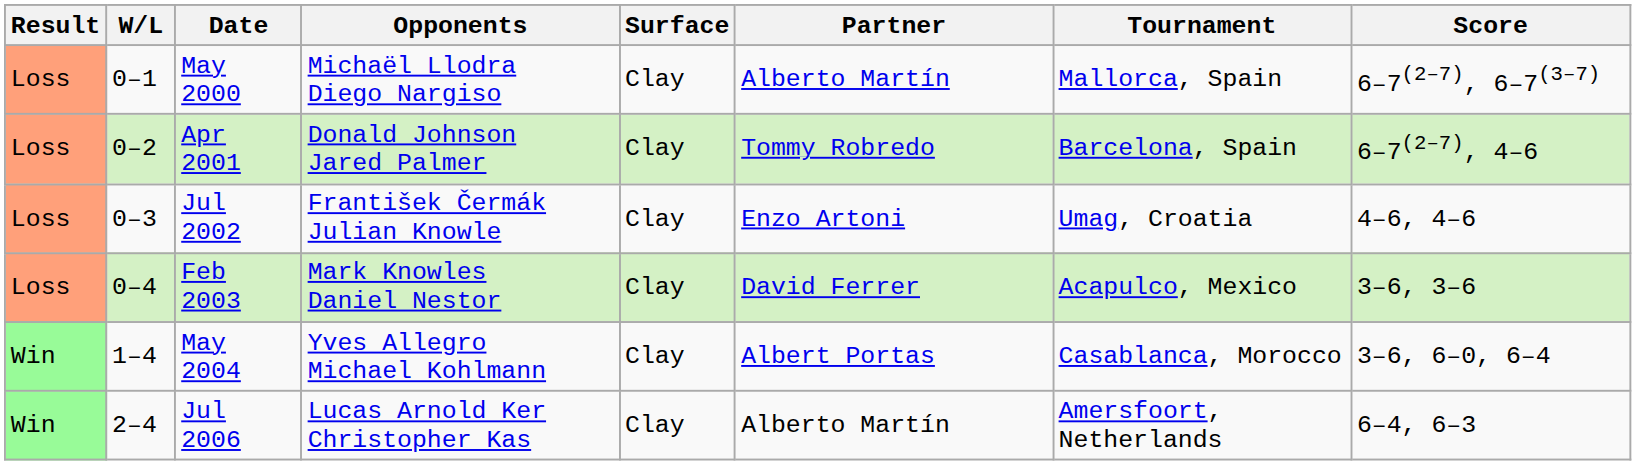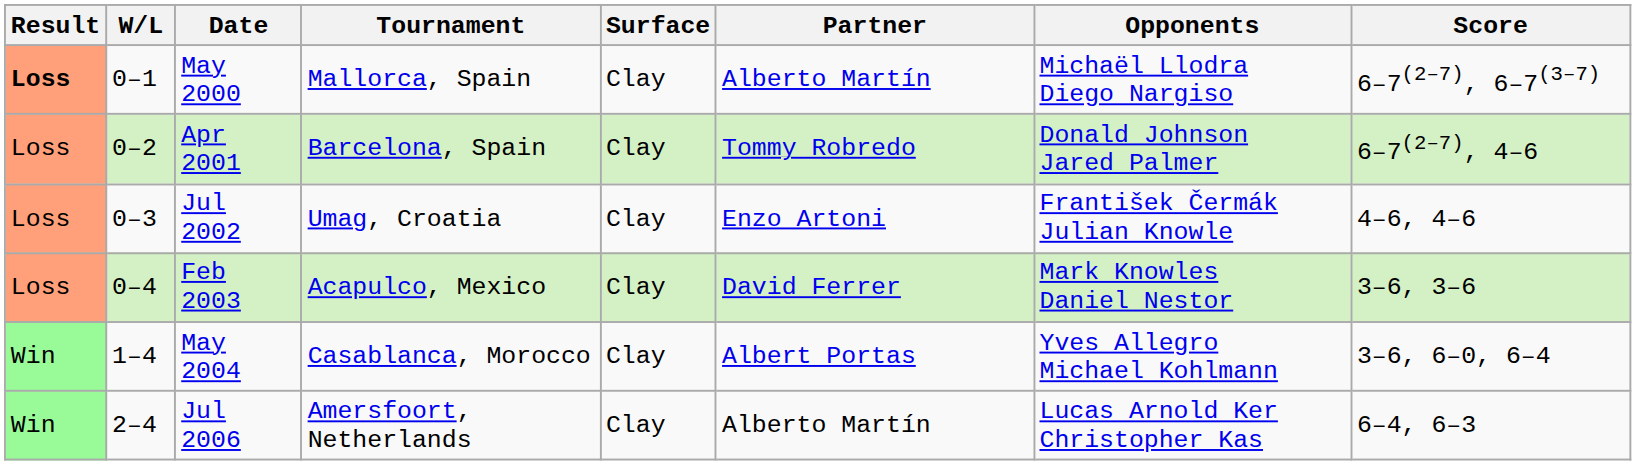columns swapped: (1202, 25) <-> (460, 25)
(41, 80) normal -> (41, 80) bold
